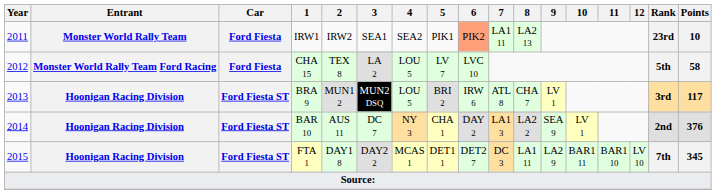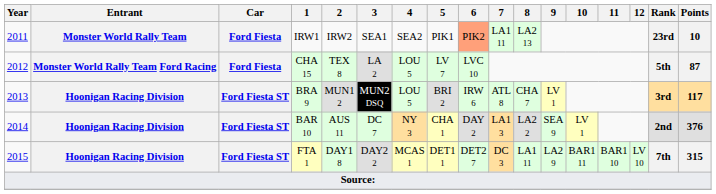(695, 66) 58 -> (695, 66) 87
(695, 156) 345 -> (695, 156) 315
